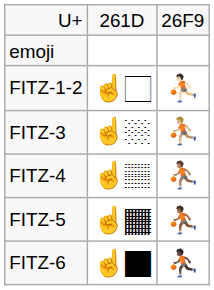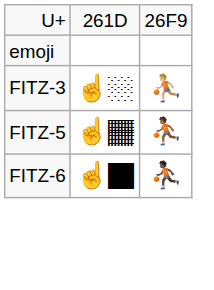- row: (46, 88)
- row: (37, 176)
